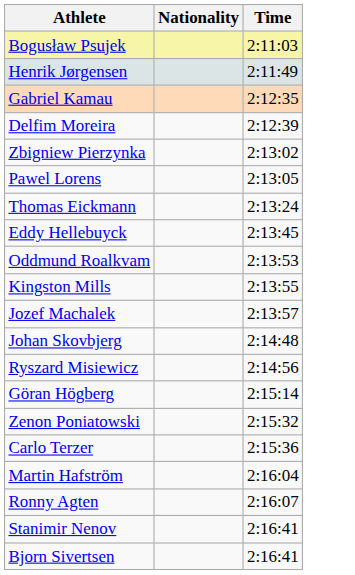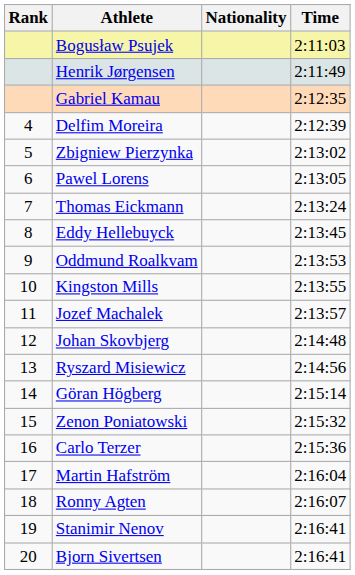+ column: (28, 17)
